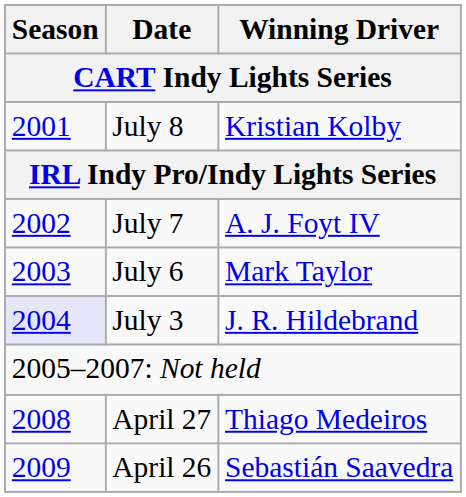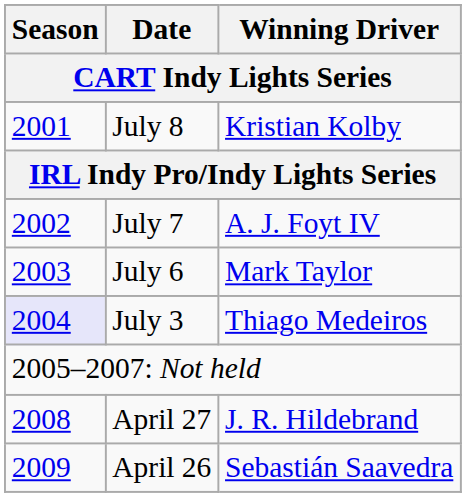(322, 320) J. R. Hildebrand -> (326, 320) Thiago Medeiros
(326, 417) Thiago Medeiros -> (322, 417) J. R. Hildebrand
